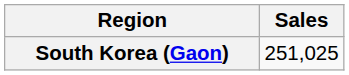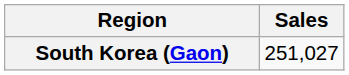(302, 53) 251,025 -> (302, 53) 251,027
